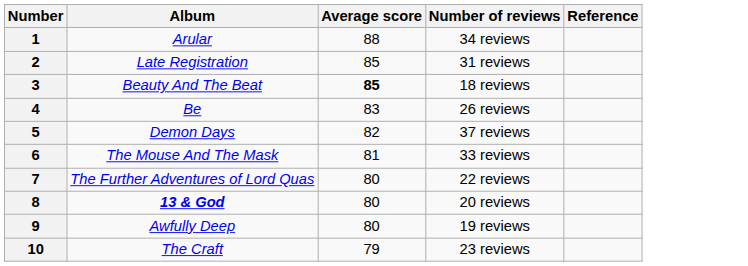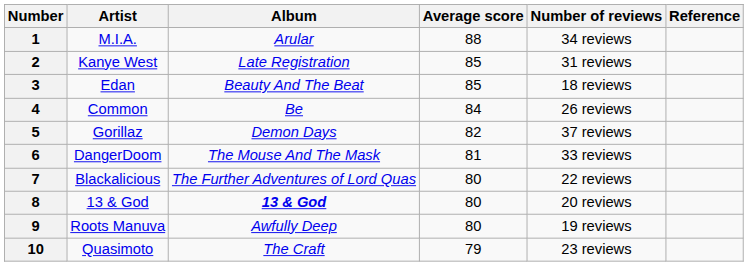+ column: (118, 16)
(372, 86) bold -> (473, 86) normal
(372, 109) 83 -> (473, 109) 84
